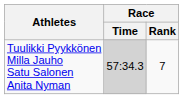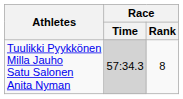(162, 67) 7 -> (162, 67) 8
